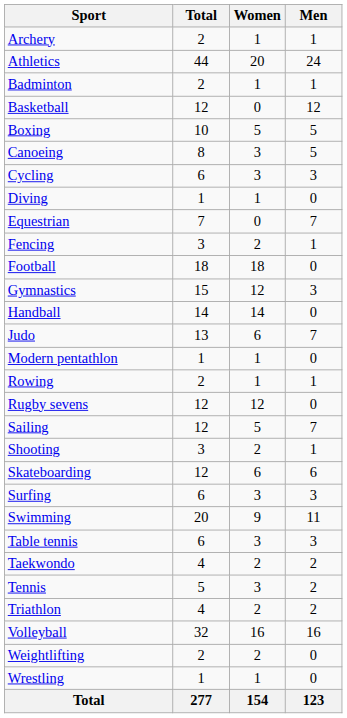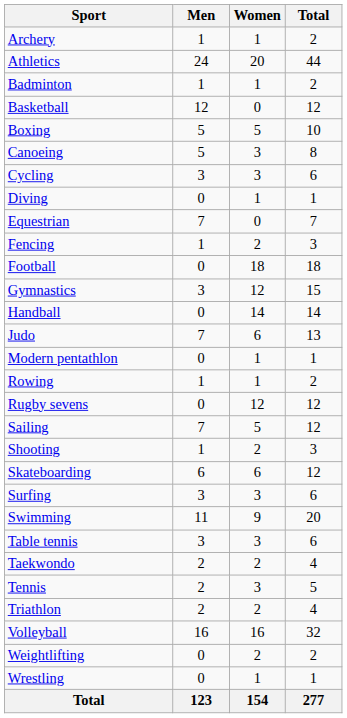columns swapped: (313, 15) <-> (201, 15)
